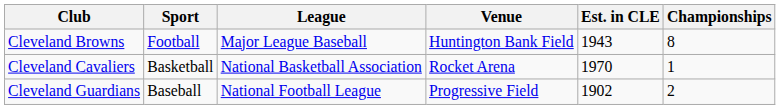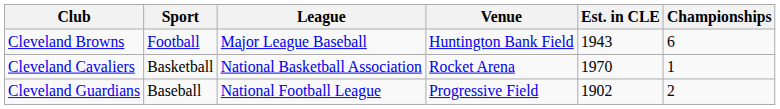(671, 41) 8 -> (671, 41) 6
